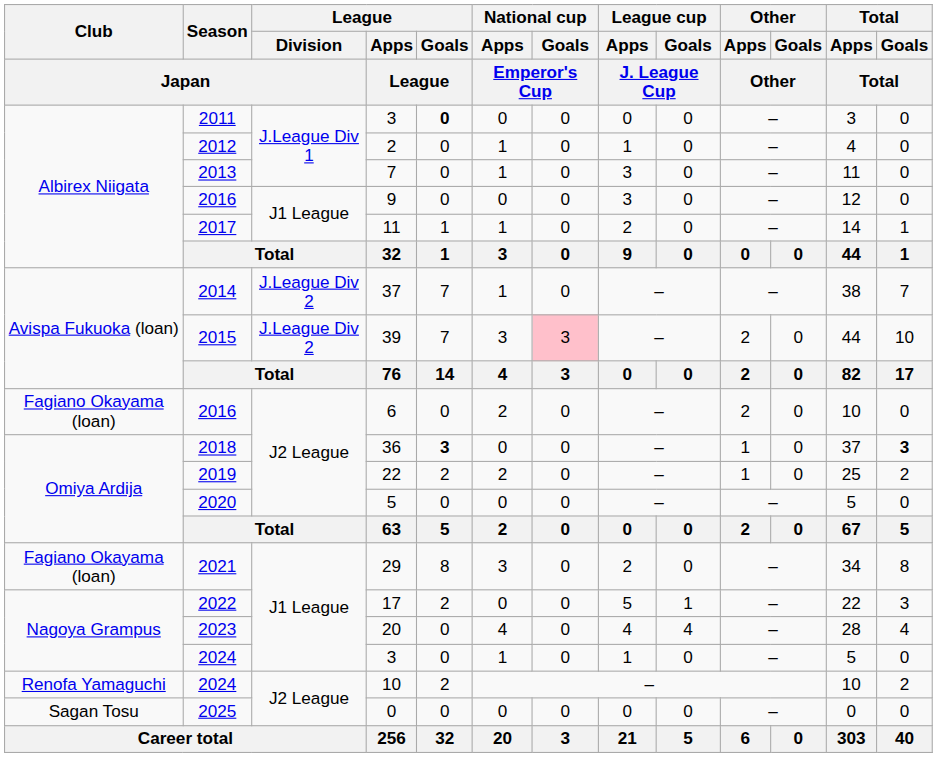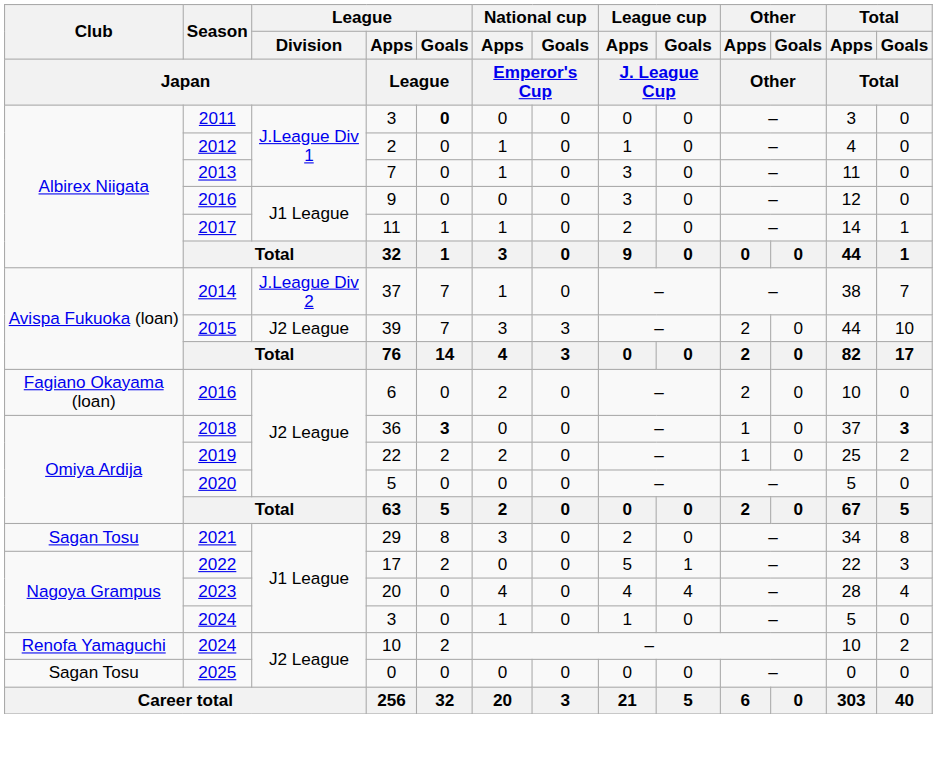(309, 337) J.League Div 2 -> (309, 328) J2 League
(565, 337) pink background -> (565, 328) no background
(94, 566) Fagiano Okayama (loan) -> (94, 537) Sagan Tosu
